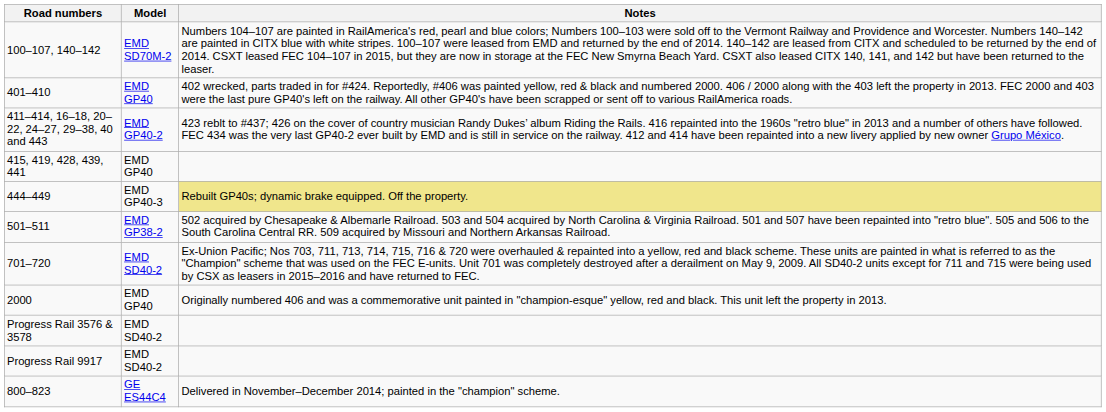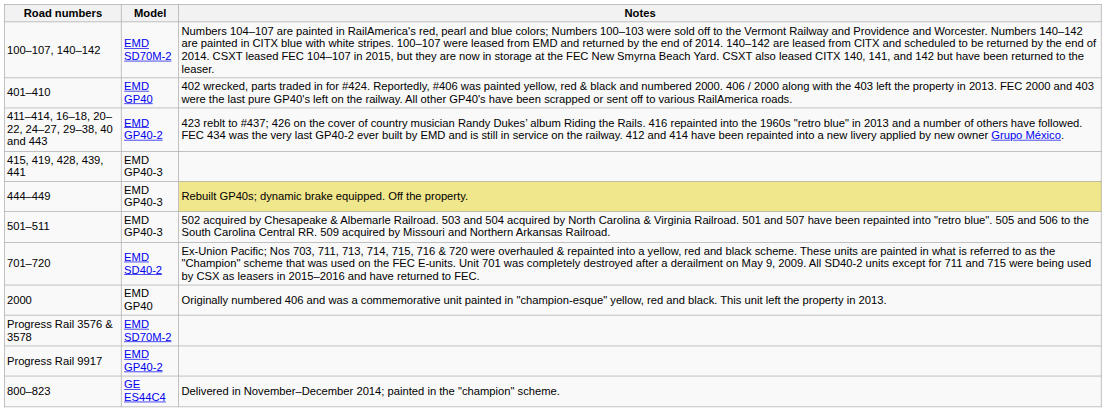(138, 166) EMD GP40 -> (143, 166) EMD GP40-3
(143, 227) EMD GP38-2 -> (143, 227) EMD GP40-3
(143, 330) EMD SD40-2 -> (148, 330) EMD SD70M-2
(143, 361) EMD SD40-2 -> (143, 361) EMD GP40-2
